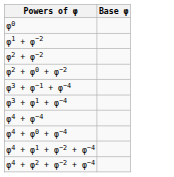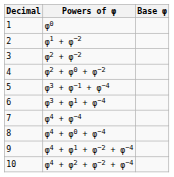+ column: (24, 11)
